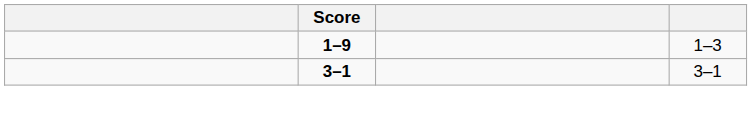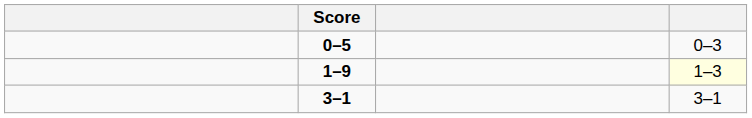+ row: (337, 44)
(708, 44) no background -> (708, 71) lightyellow background
